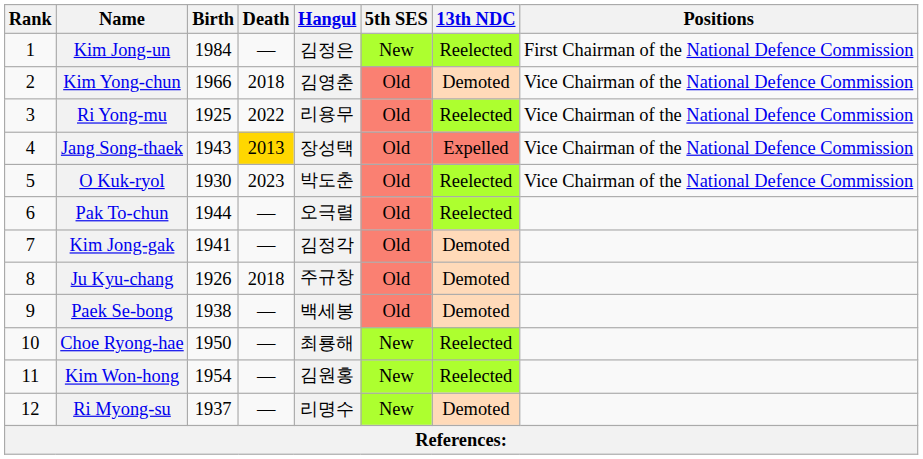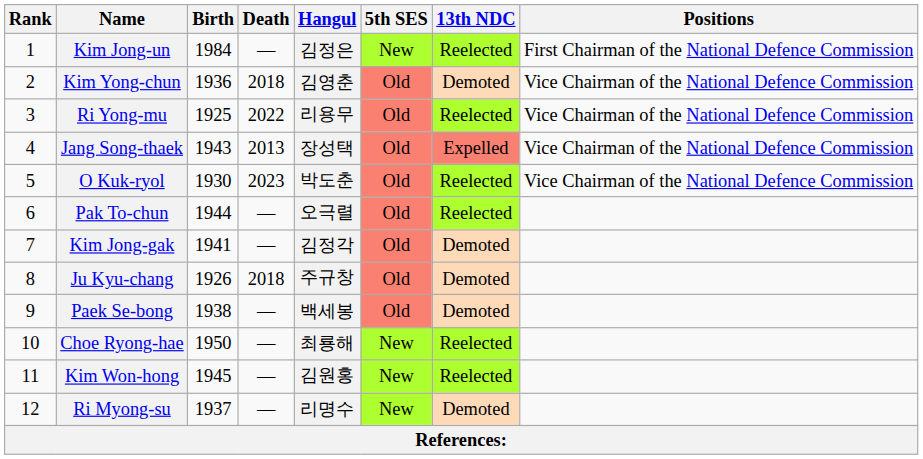(213, 82) 1966 -> (213, 82) 1936
(266, 147) gold background -> (266, 147) no background
(213, 376) 1954 -> (213, 376) 1945
